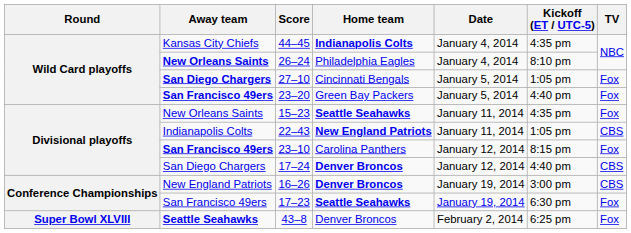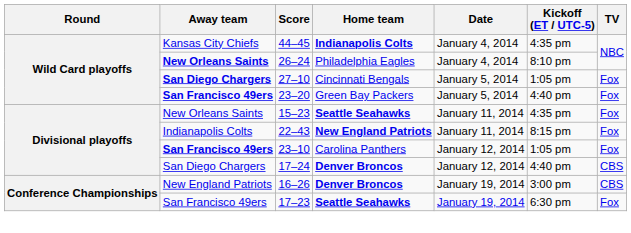(550, 131) 1:05 pm -> (550, 131) 8:15 pm
(612, 131) CBS -> (610, 131) Fox
(550, 149) 8:15 pm -> (550, 149) 1:05 pm
- row: (294, 219)
